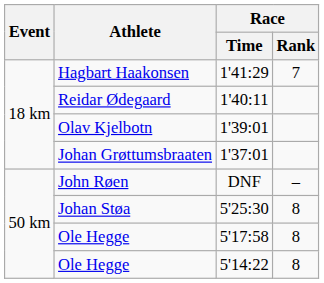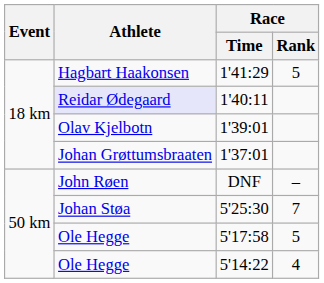(296, 73) 7 -> (296, 73) 5
(114, 100) no background -> (114, 100) lavender background
(296, 209) 8 -> (296, 209) 7
(296, 237) 8 -> (296, 237) 5
(296, 264) 8 -> (296, 264) 4
